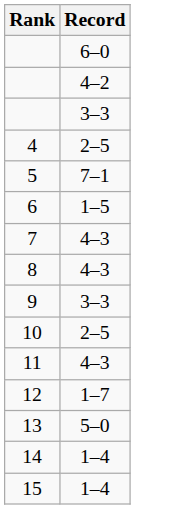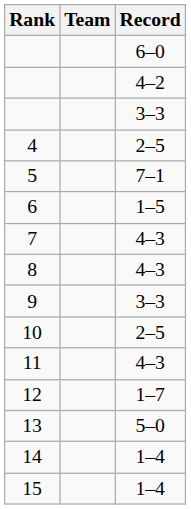+ column: (87, 20)
